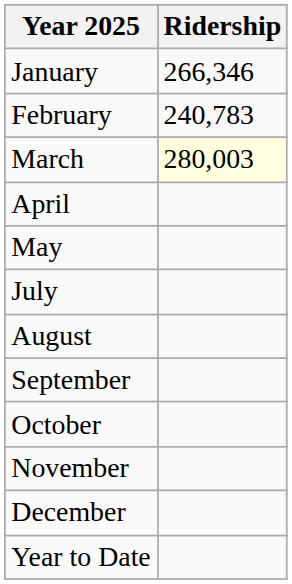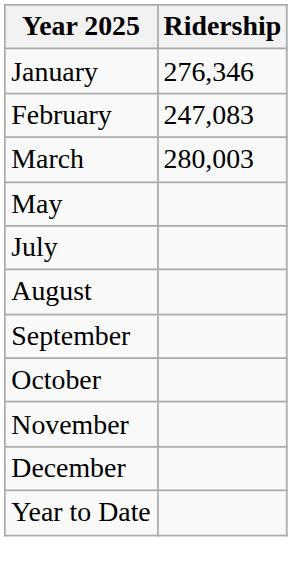(209, 70) 266,346 -> (209, 70) 276,346
(209, 114) 240,783 -> (209, 114) 247,083
(209, 159) lightyellow background -> (209, 159) no background
- row: (41, 203)
